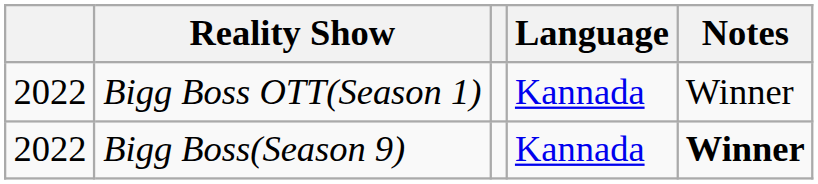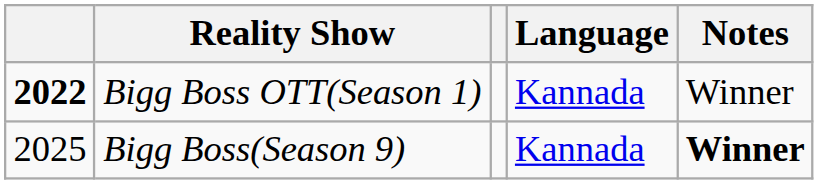(50, 91) normal -> (50, 91) bold
(50, 149) 2022 -> (50, 149) 2025
